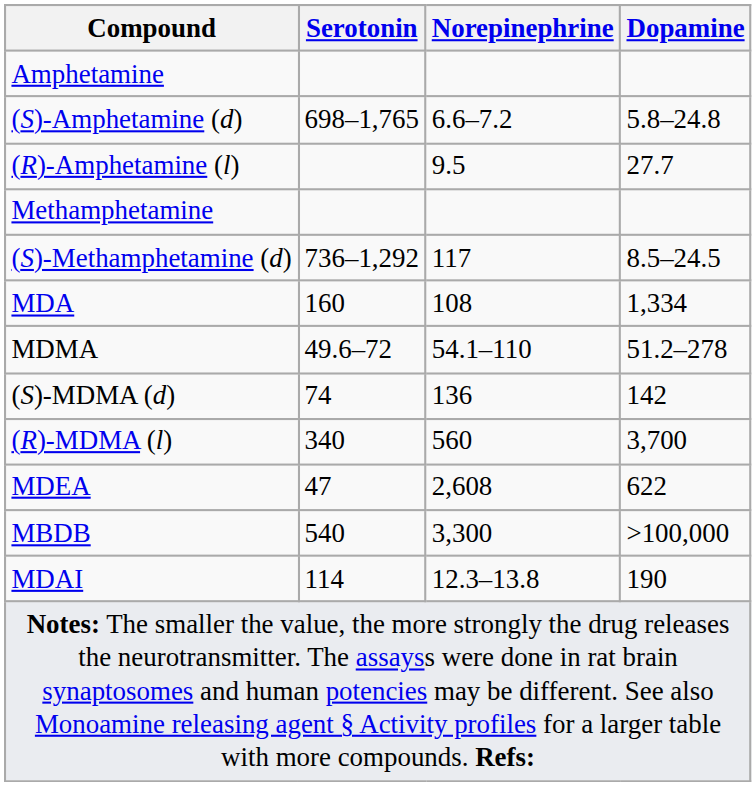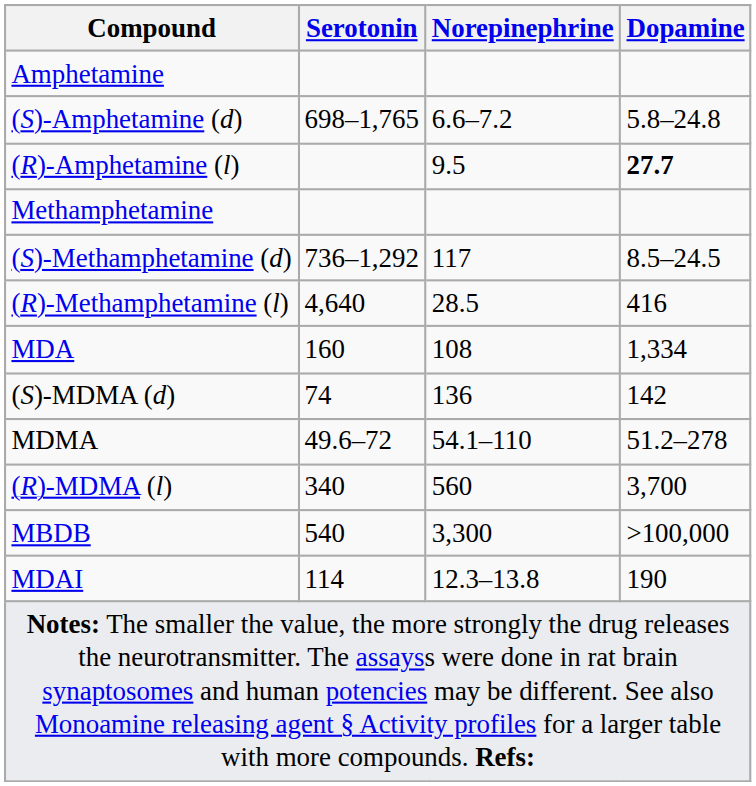(650, 165) normal -> (650, 165) bold
+ row: (150, 303)
rows swapped: (55, 348) <-> (93, 394)
- row: (51, 486)
